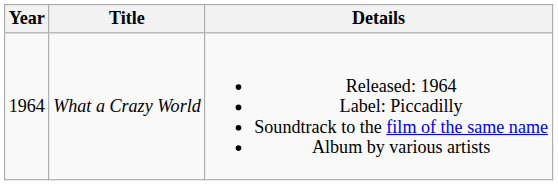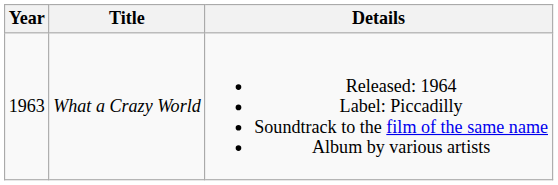(27, 106) 1964 -> (27, 106) 1963
